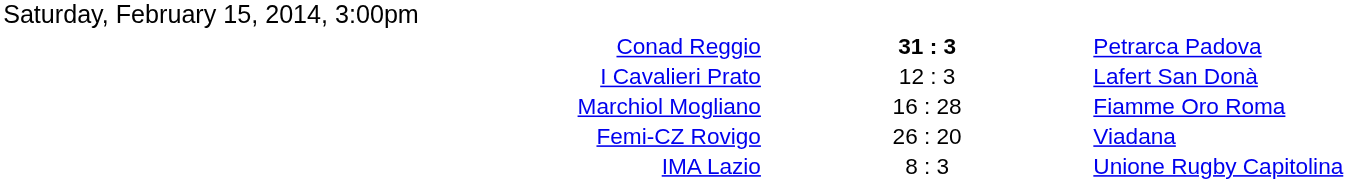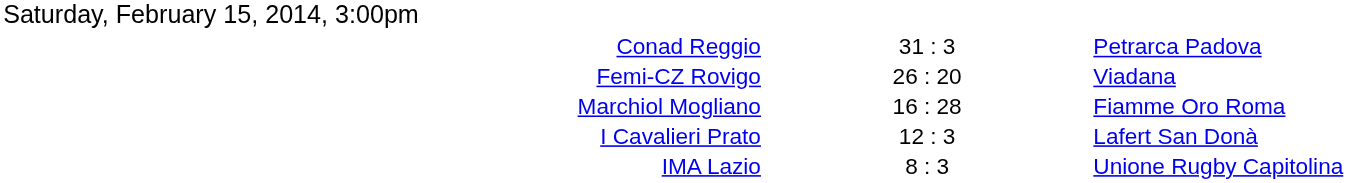(927, 46) bold -> (927, 46) normal
rows swapped: (679, 136) <-> (681, 76)
